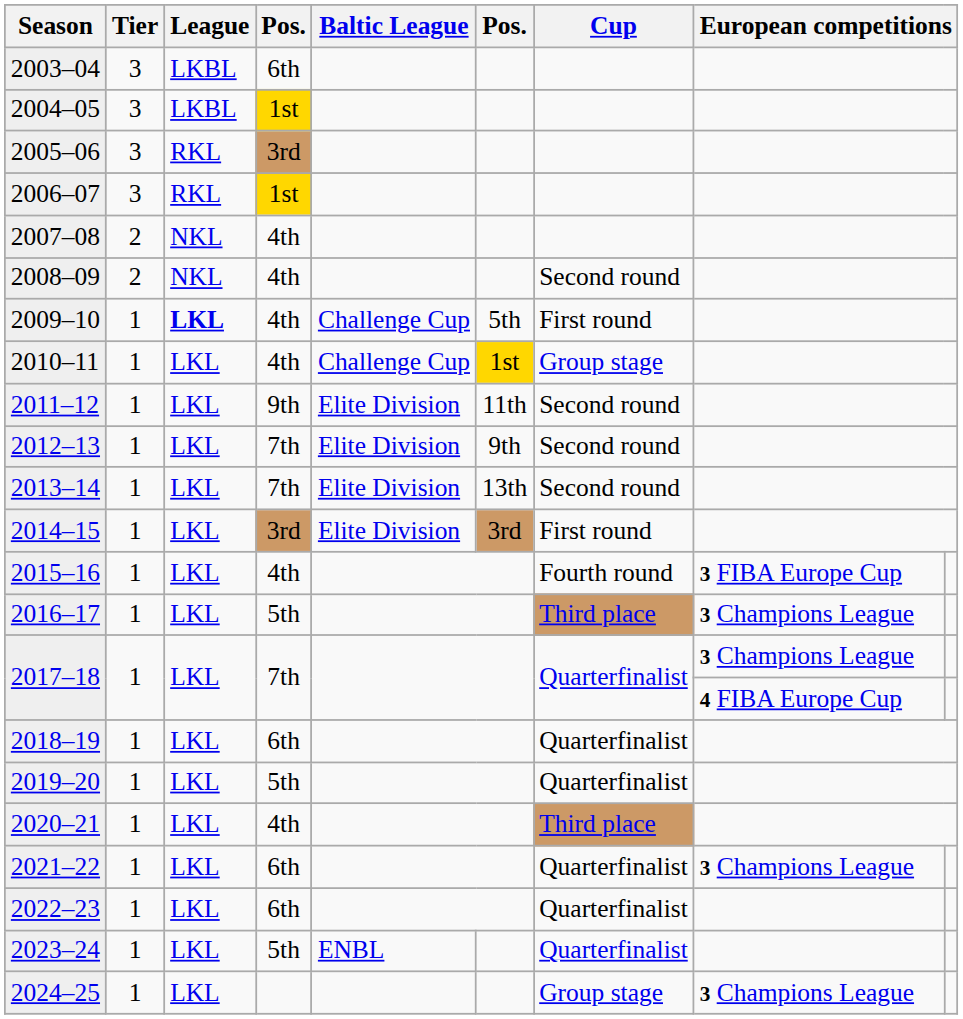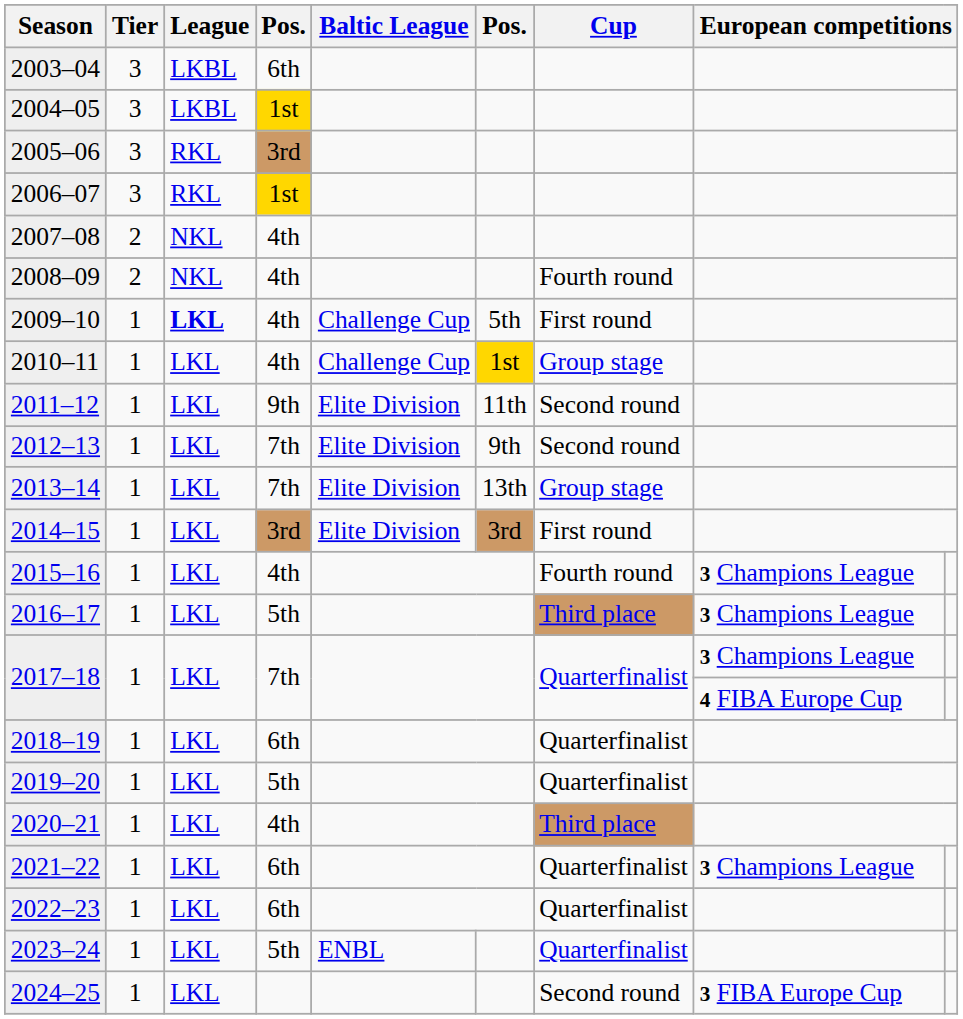(610, 278) Second round -> (606, 278) Fourth round
(610, 488) Second round -> (601, 488) Group stage
(801, 572) 3 FIBA Europe Cup -> (807, 572) 3 Champions League
(601, 992) Group stage -> (610, 992) Second round
(807, 992) 3 Champions League -> (801, 992) 3 FIBA Europe Cup
